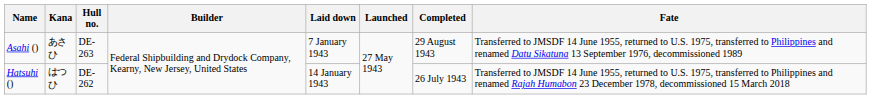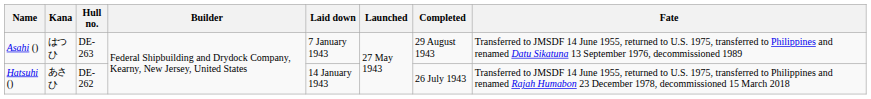(57, 48) あさひ -> (57, 48) はつひ
(57, 79) はつひ -> (57, 79) あさひ
